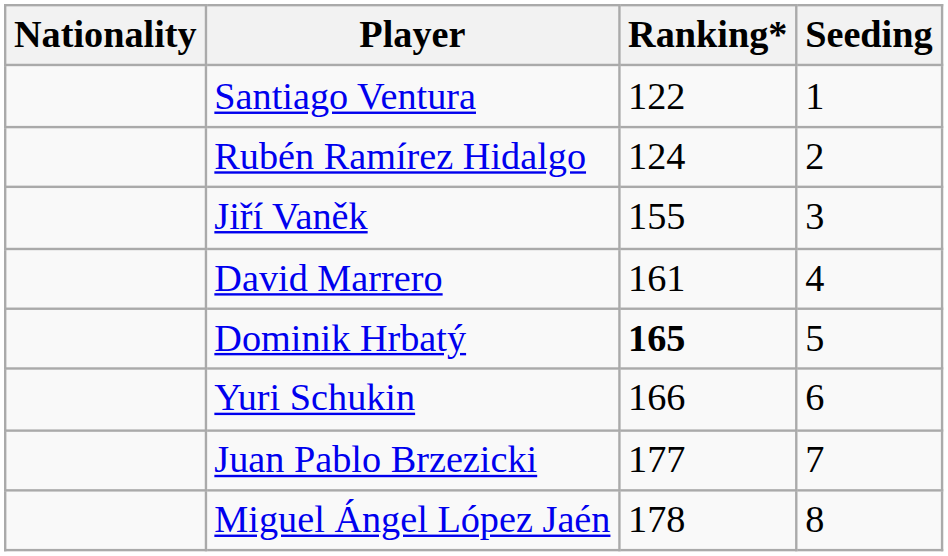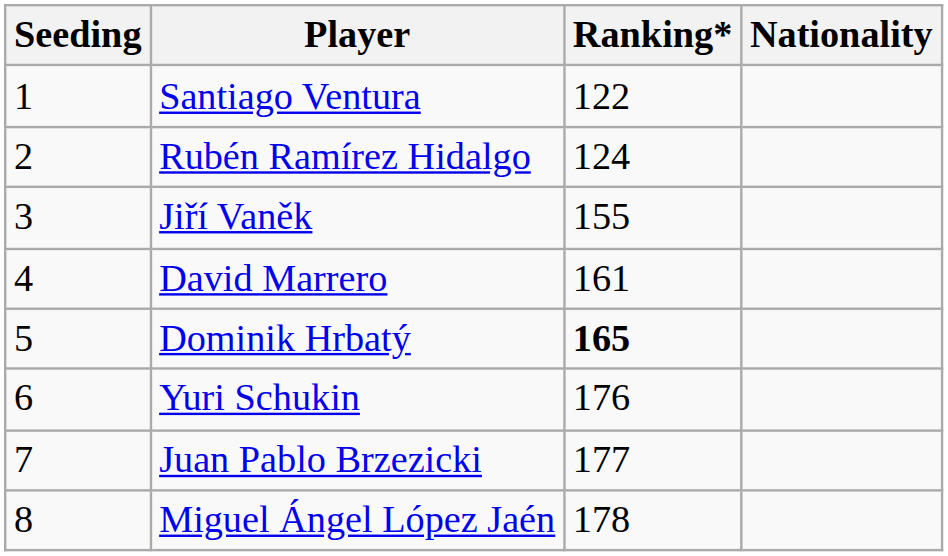columns swapped: (105, 34) <-> (869, 34)
(657, 398) 166 -> (602, 398) 176
